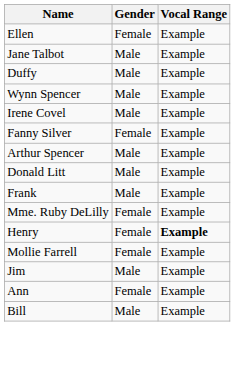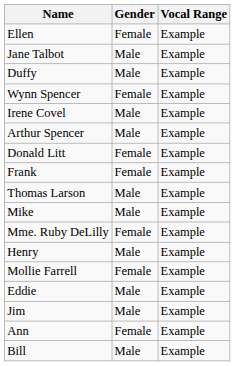(127, 93) Male -> (133, 93) Female
- row: (39, 133)
(127, 172) Male -> (133, 152) Female
(127, 192) Male -> (133, 172) Female
+ row: (46, 192)
+ row: (20, 212)
(133, 232) Female -> (127, 251) Male
(184, 232) bold -> (183, 251) normal
+ row: (22, 291)
